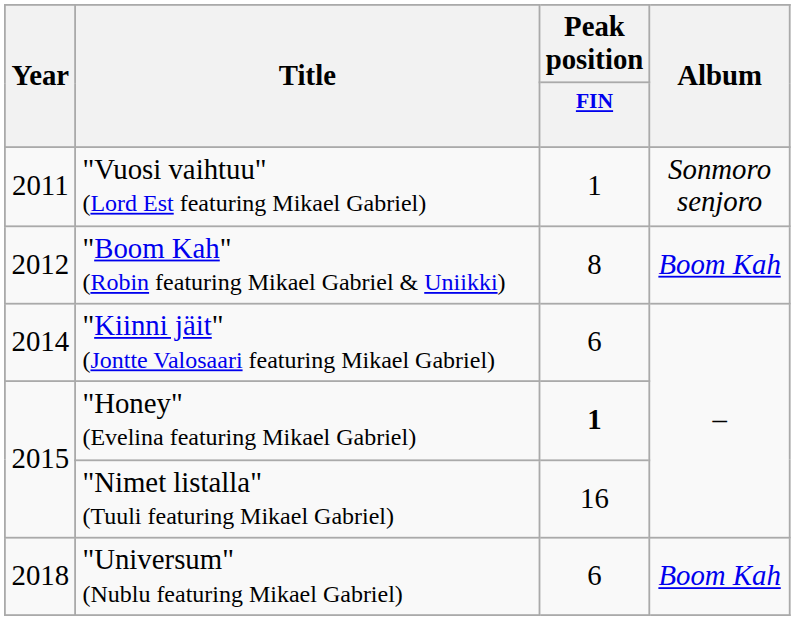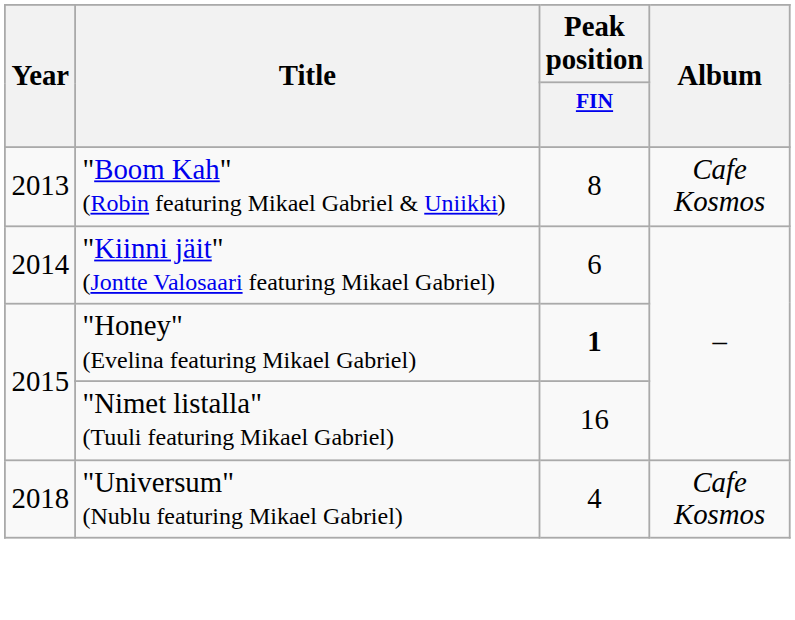- row: (254, 186)
(40, 264) 2012 -> (40, 186) 2013
(720, 264) Boom Kah -> (720, 186) Cafe Kosmos
(594, 576) 6 -> (594, 498) 4
(720, 576) Boom Kah -> (720, 498) Cafe Kosmos
